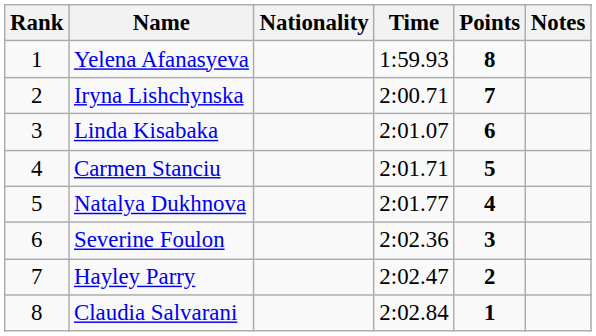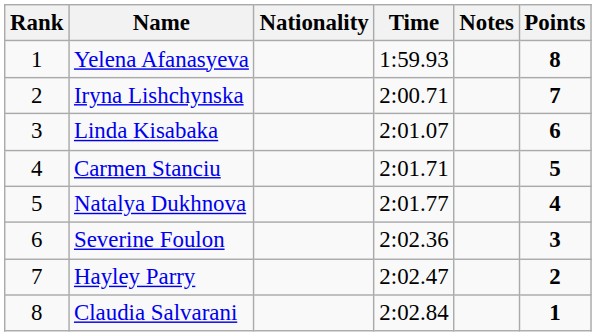columns swapped: (558, 22) <-> (490, 22)
